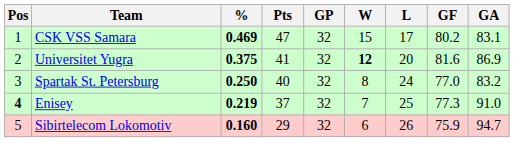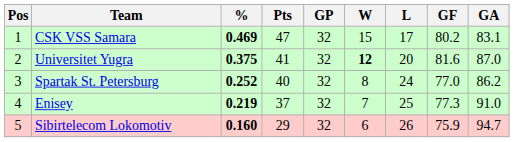(489, 59) 86.9 -> (489, 59) 87.0
(241, 81) 0.250 -> (241, 81) 0.252
(489, 81) 83.2 -> (489, 81) 86.2
(18, 103) bold -> (18, 103) normal
